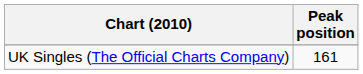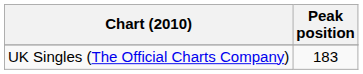(326, 57) 161 -> (326, 57) 183
